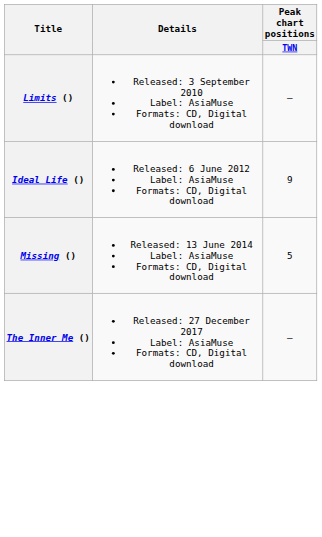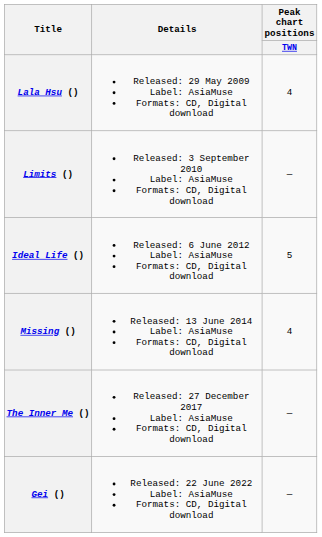+ row: (48, 93)
(290, 179) 9 -> (289, 256) 5
(290, 256) 5 -> (289, 332) 4
+ row: (48, 495)
